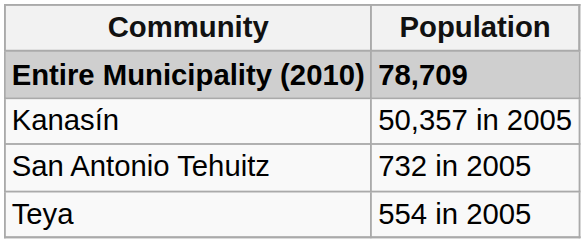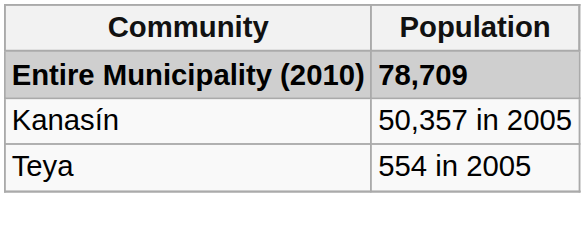- row: (141, 167)
